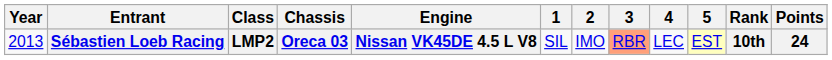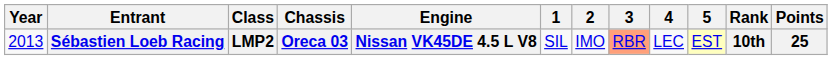(800, 41) 24 -> (800, 41) 25
